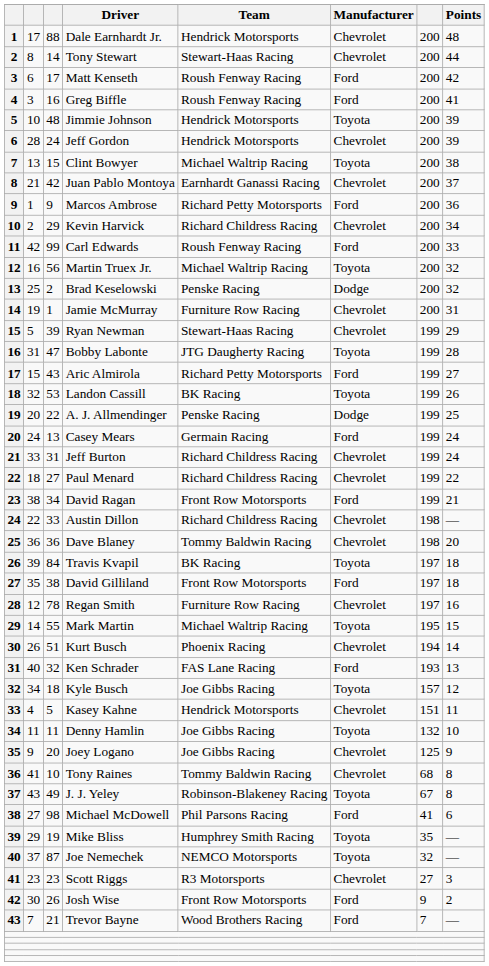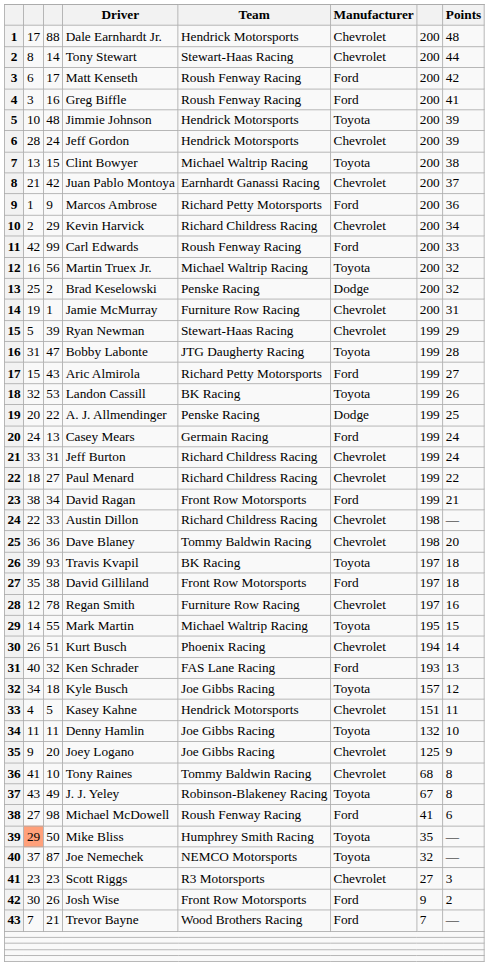(53, 562) 84 -> (53, 562) 93
(234, 815) Phil Parsons Racing -> (241, 815) Roush Fenway Racing
(34, 836) no background -> (34, 836) lightsalmon background
(53, 836) 19 -> (53, 836) 50
